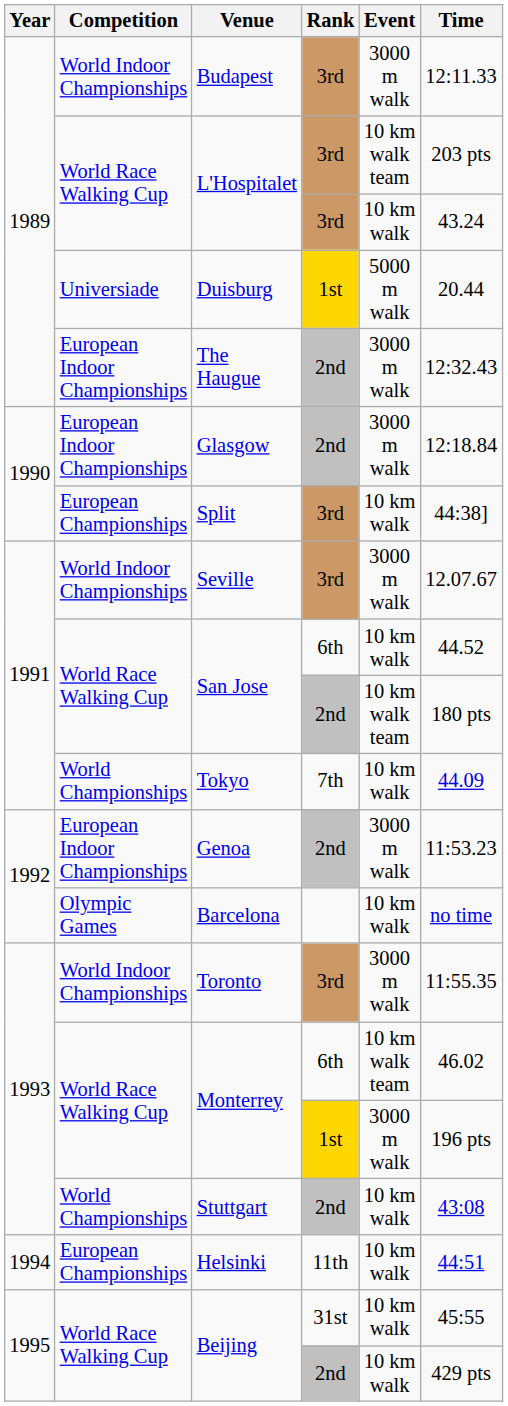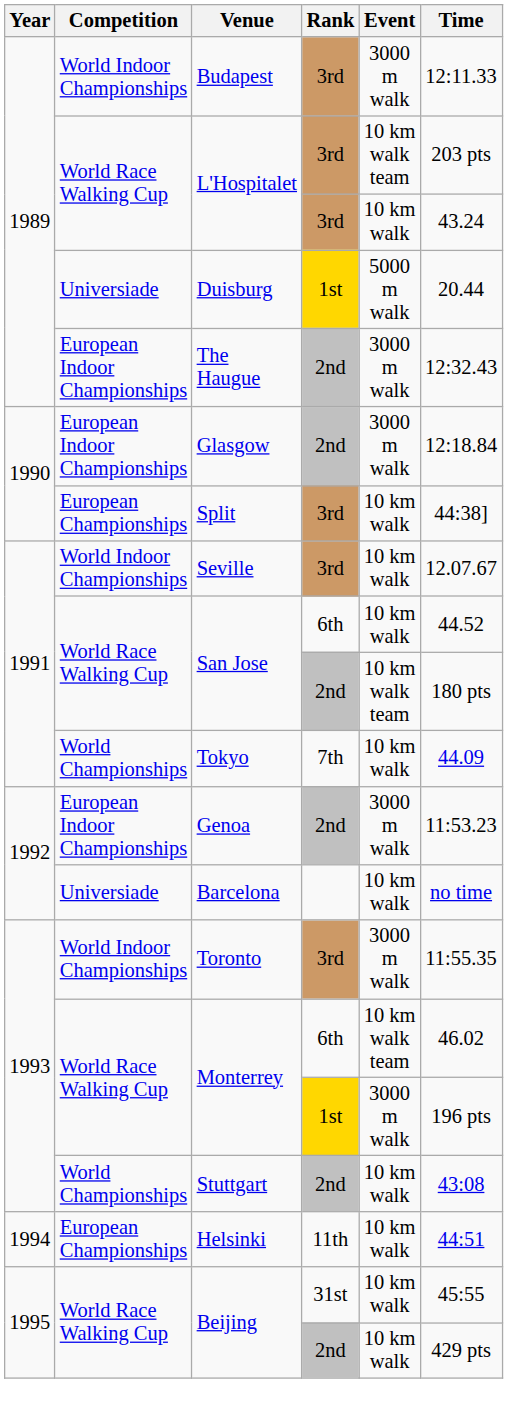(390, 580) 3000 m walk -> (390, 568) 10 km walk
(96, 915) Olympic Games -> (109, 892) Universiade
